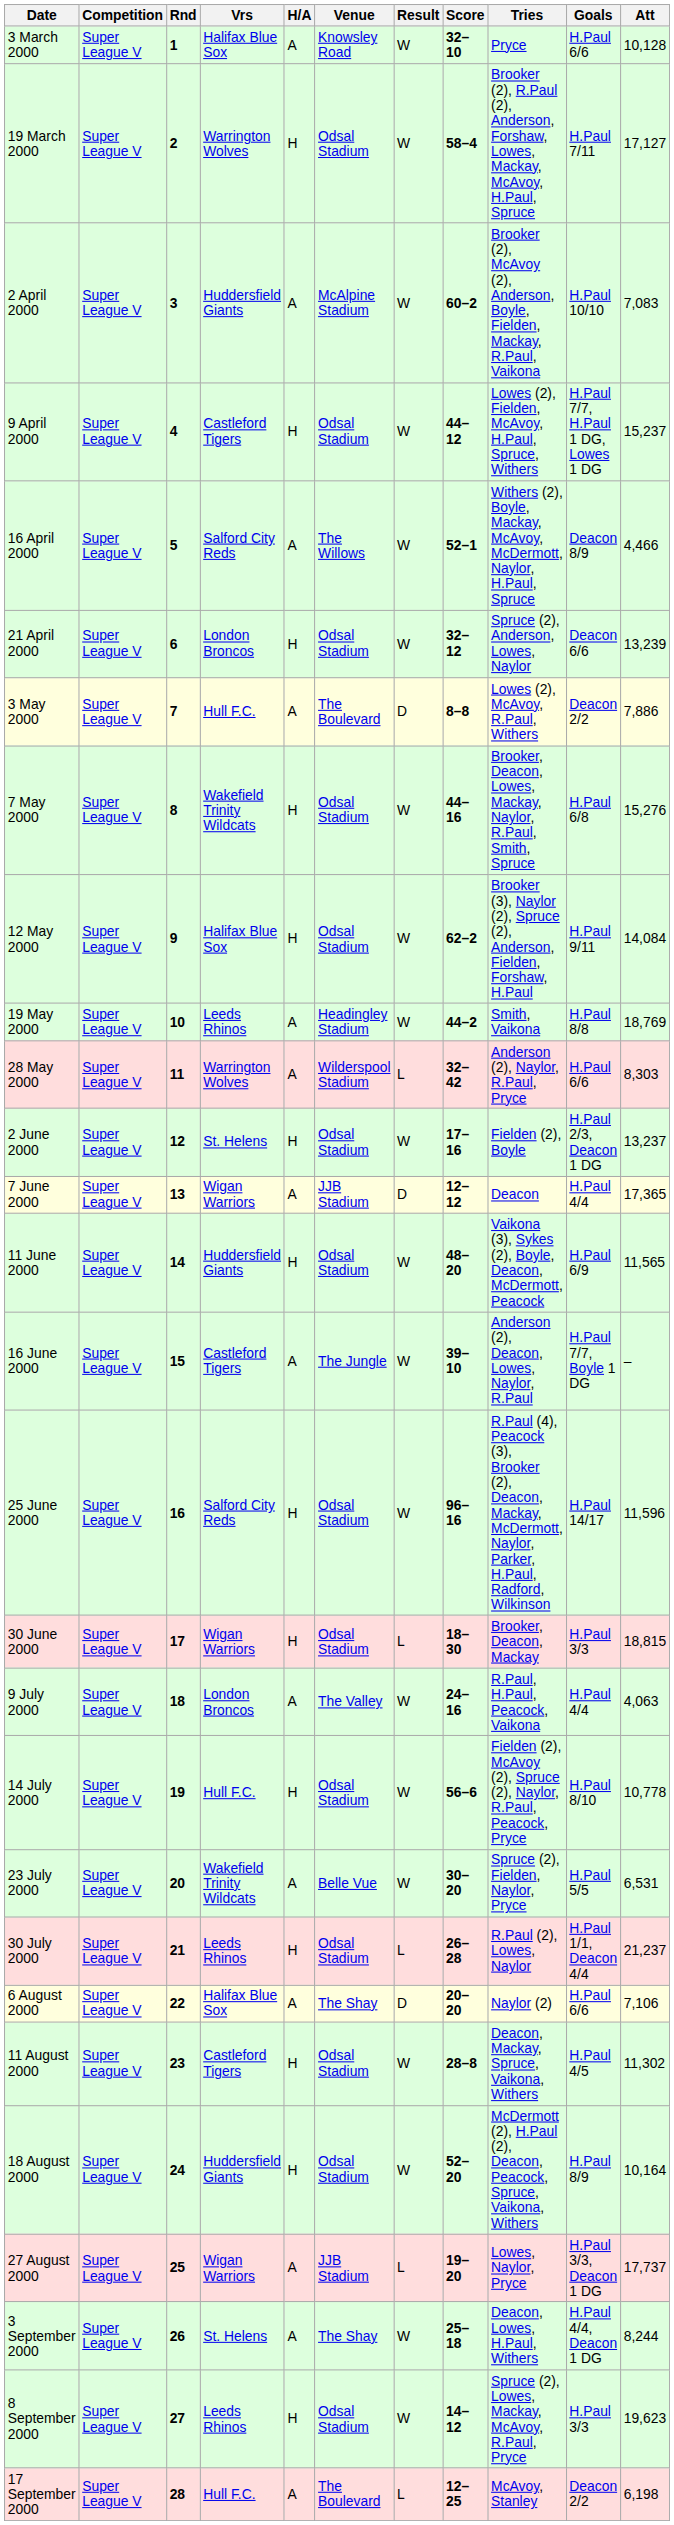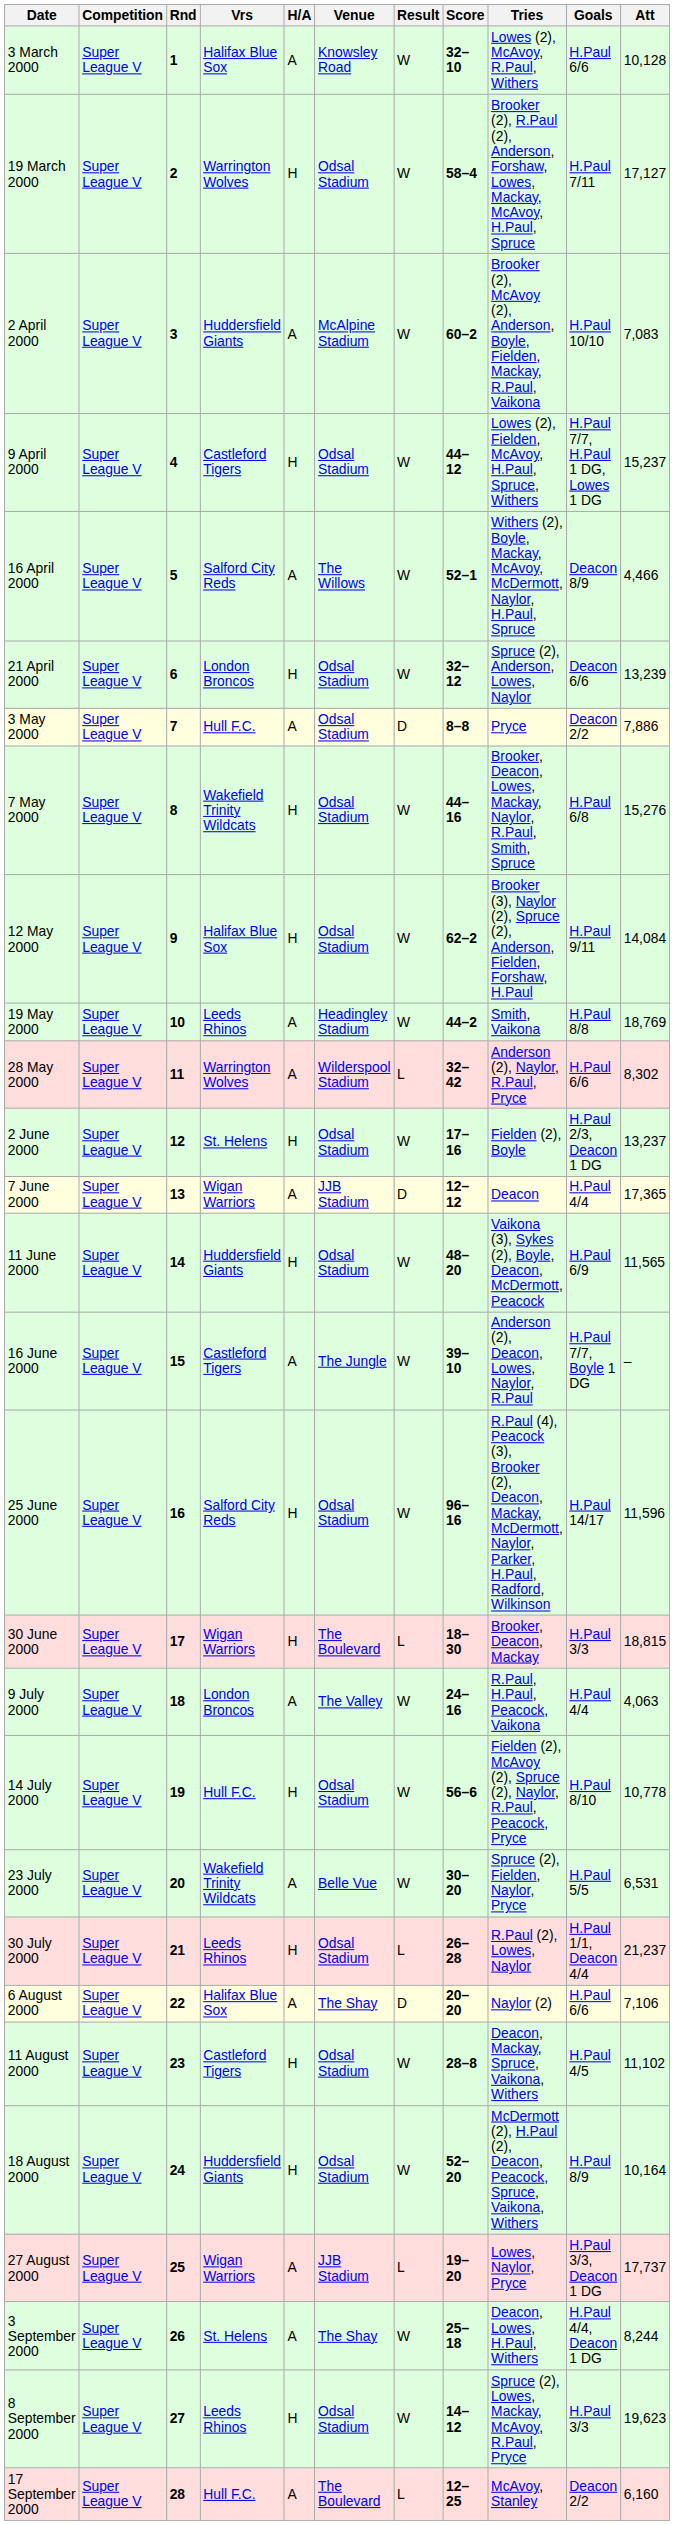(509, 45) Pryce -> (523, 60) Lowes (2), McAvoy, R.Paul, Withers
(349, 711) The Boulevard -> (343, 727) Odsal Stadium
(523, 711) Lowes (2), McAvoy, R.Paul, Withers -> (509, 727) Pryce
(641, 1074) 8,303 -> (641, 1074) 8,302
(343, 1641) Odsal Stadium -> (349, 1641) The Boulevard
(644, 2063) 11,302 -> (644, 2063) 11,102
(641, 2494) 6,198 -> (641, 2494) 6,160
